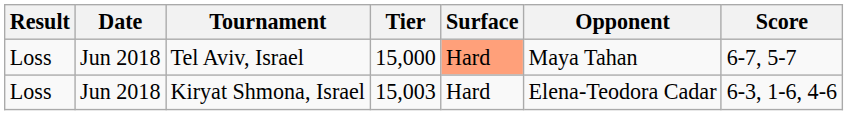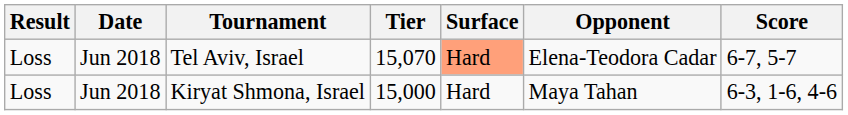(406, 57) 15,000 -> (406, 57) 15,070
(583, 57) Maya Tahan -> (623, 57) Elena-Teodora Cadar
(406, 92) 15,003 -> (406, 92) 15,000
(623, 92) Elena-Teodora Cadar -> (583, 92) Maya Tahan
